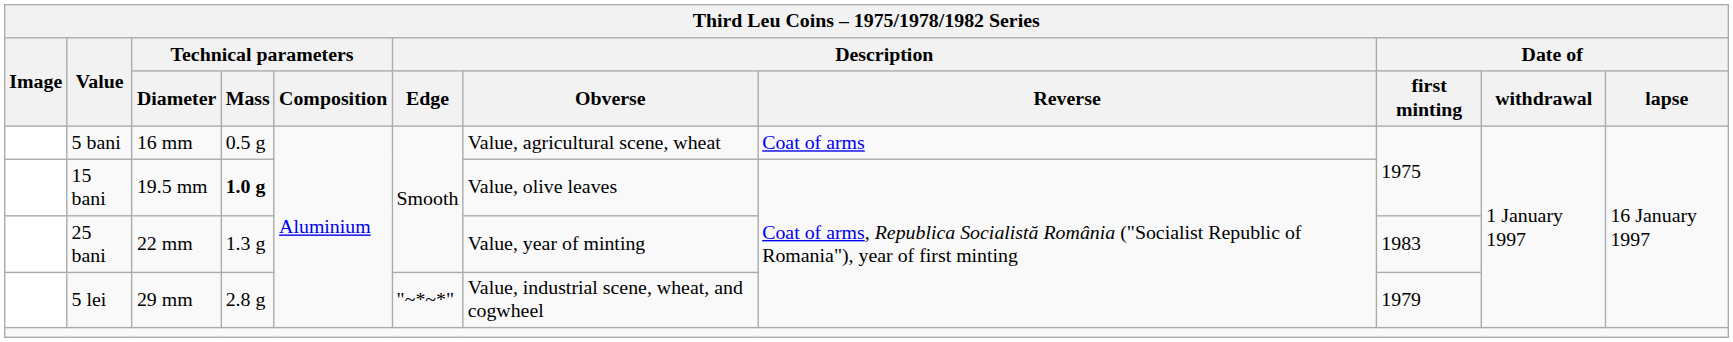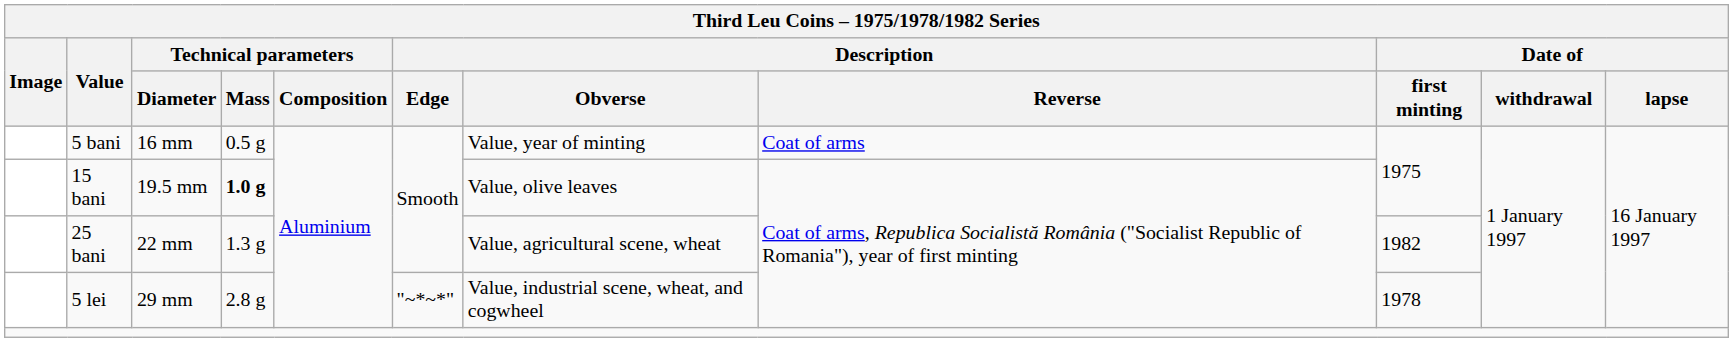(594, 143) Value, agricultural scene, wheat -> (556, 143) Value, year of minting
(556, 243) Value, year of minting -> (594, 243) Value, agricultural scene, wheat
(1401, 243) 1983 -> (1401, 243) 1982
(1401, 300) 1979 -> (1401, 300) 1978
